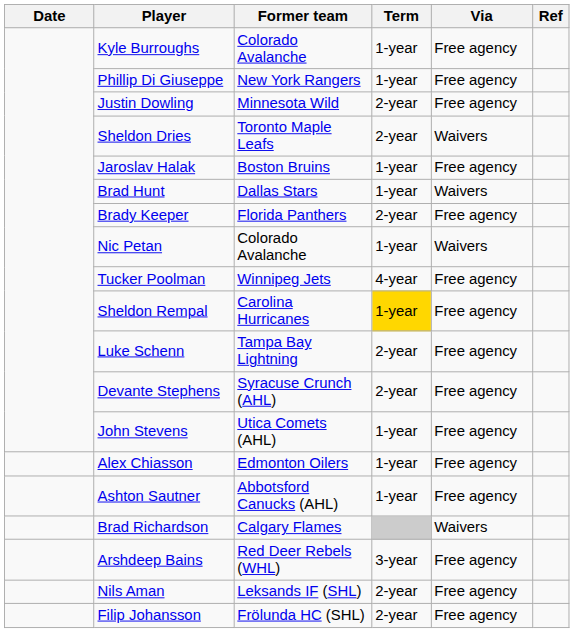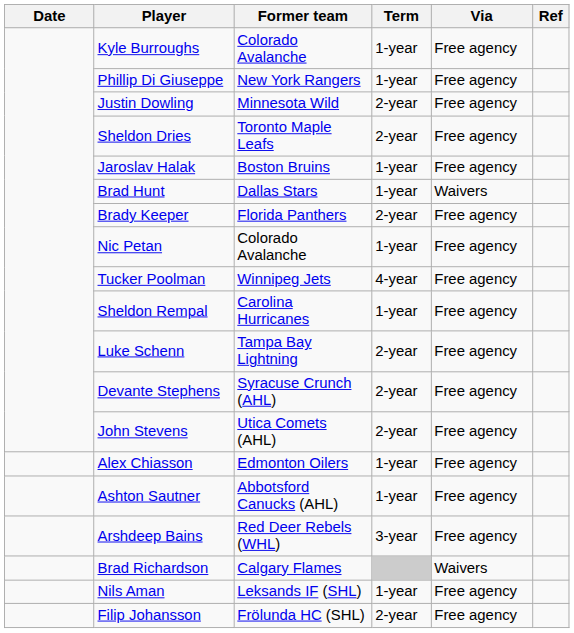(461, 135) Waivers -> (476, 135) Free agency
(461, 246) Waivers -> (476, 246) Free agency
(396, 310) gold background -> (396, 310) no background
(396, 431) 1-year -> (396, 431) 2-year
rows swapped: (150, 559) <-> (153, 527)
(396, 591) 2-year -> (396, 591) 1-year
